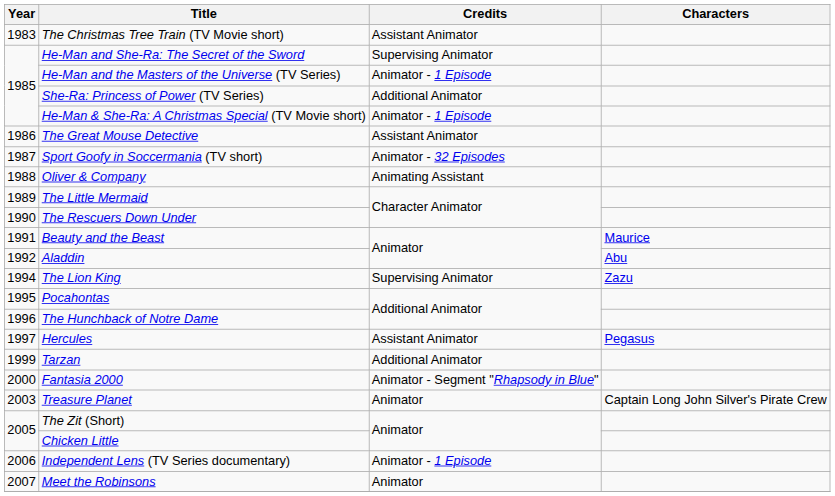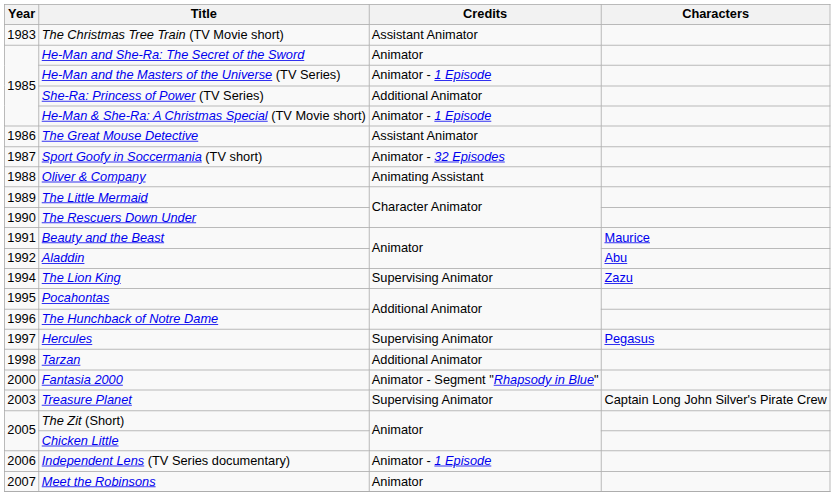(432, 55) Supervising Animator -> (397, 55) Animator
(425, 339) Assistant Animator -> (432, 339) Supervising Animator
(22, 359) 1999 -> (22, 359) 1998
(397, 400) Animator -> (432, 400) Supervising Animator
